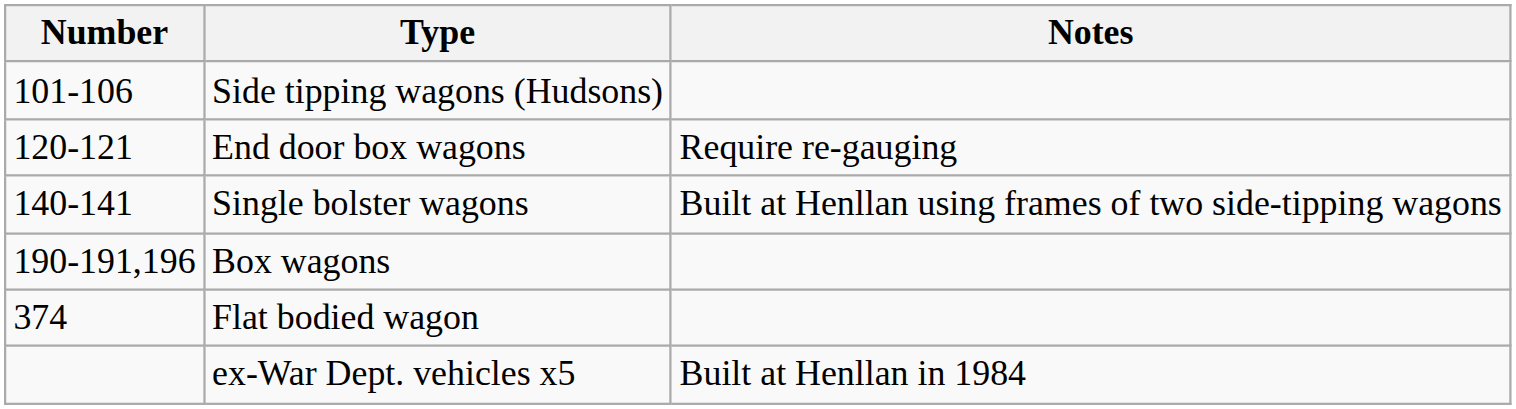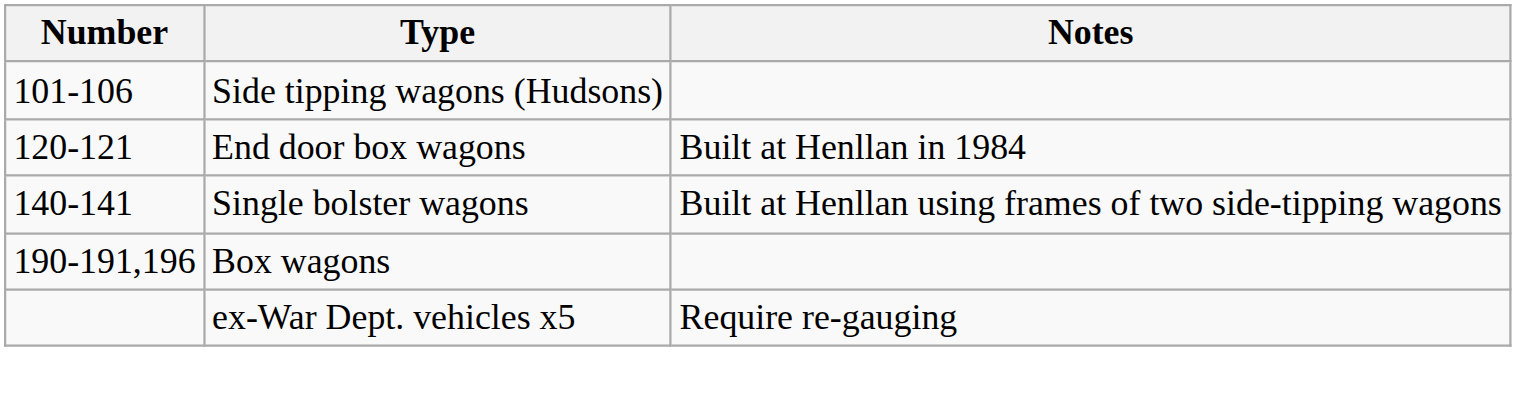(818, 146) Require re-gauging -> (853, 146) Built at Henllan in 1984
- row: (345, 317)
(853, 373) Built at Henllan in 1984 -> (818, 317) Require re-gauging
